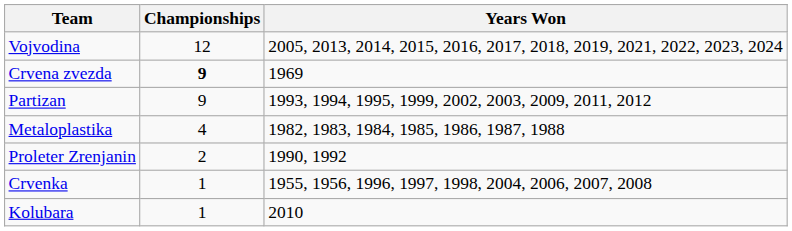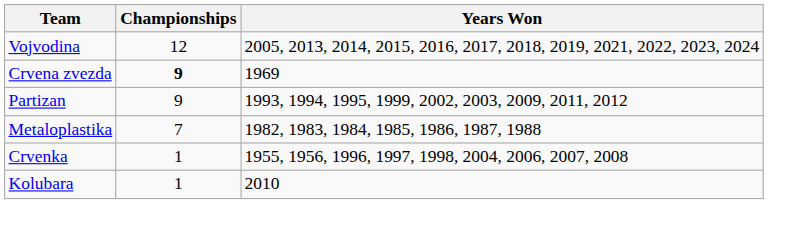(202, 128) 4 -> (178, 128) 7
- row: (72, 156)
